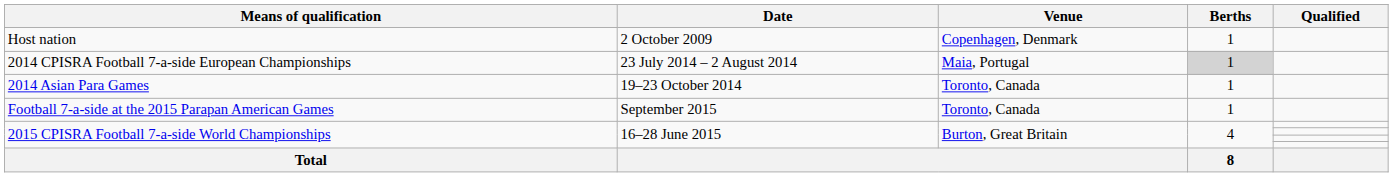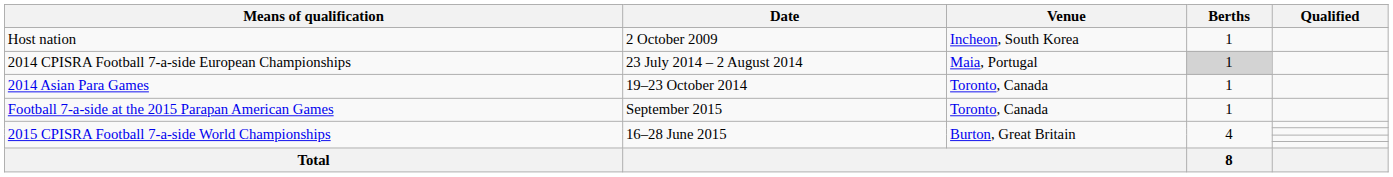(1010, 39) Copenhagen, Denmark -> (1014, 39) Incheon, South Korea
